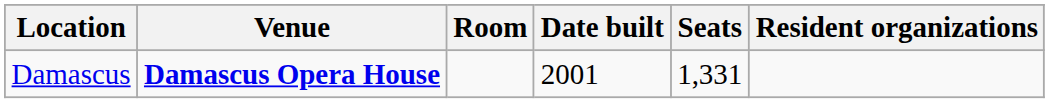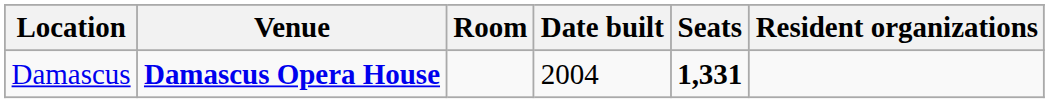(570, 73) 2001 -> (570, 73) 2004
(710, 73) normal -> (710, 73) bold
